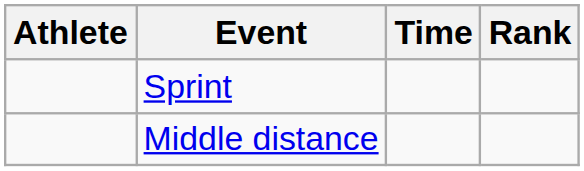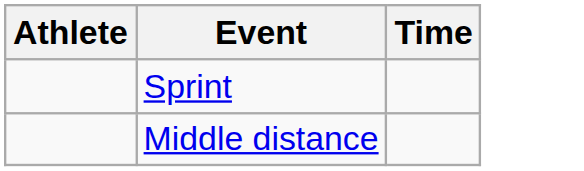- column: (530, 32)
